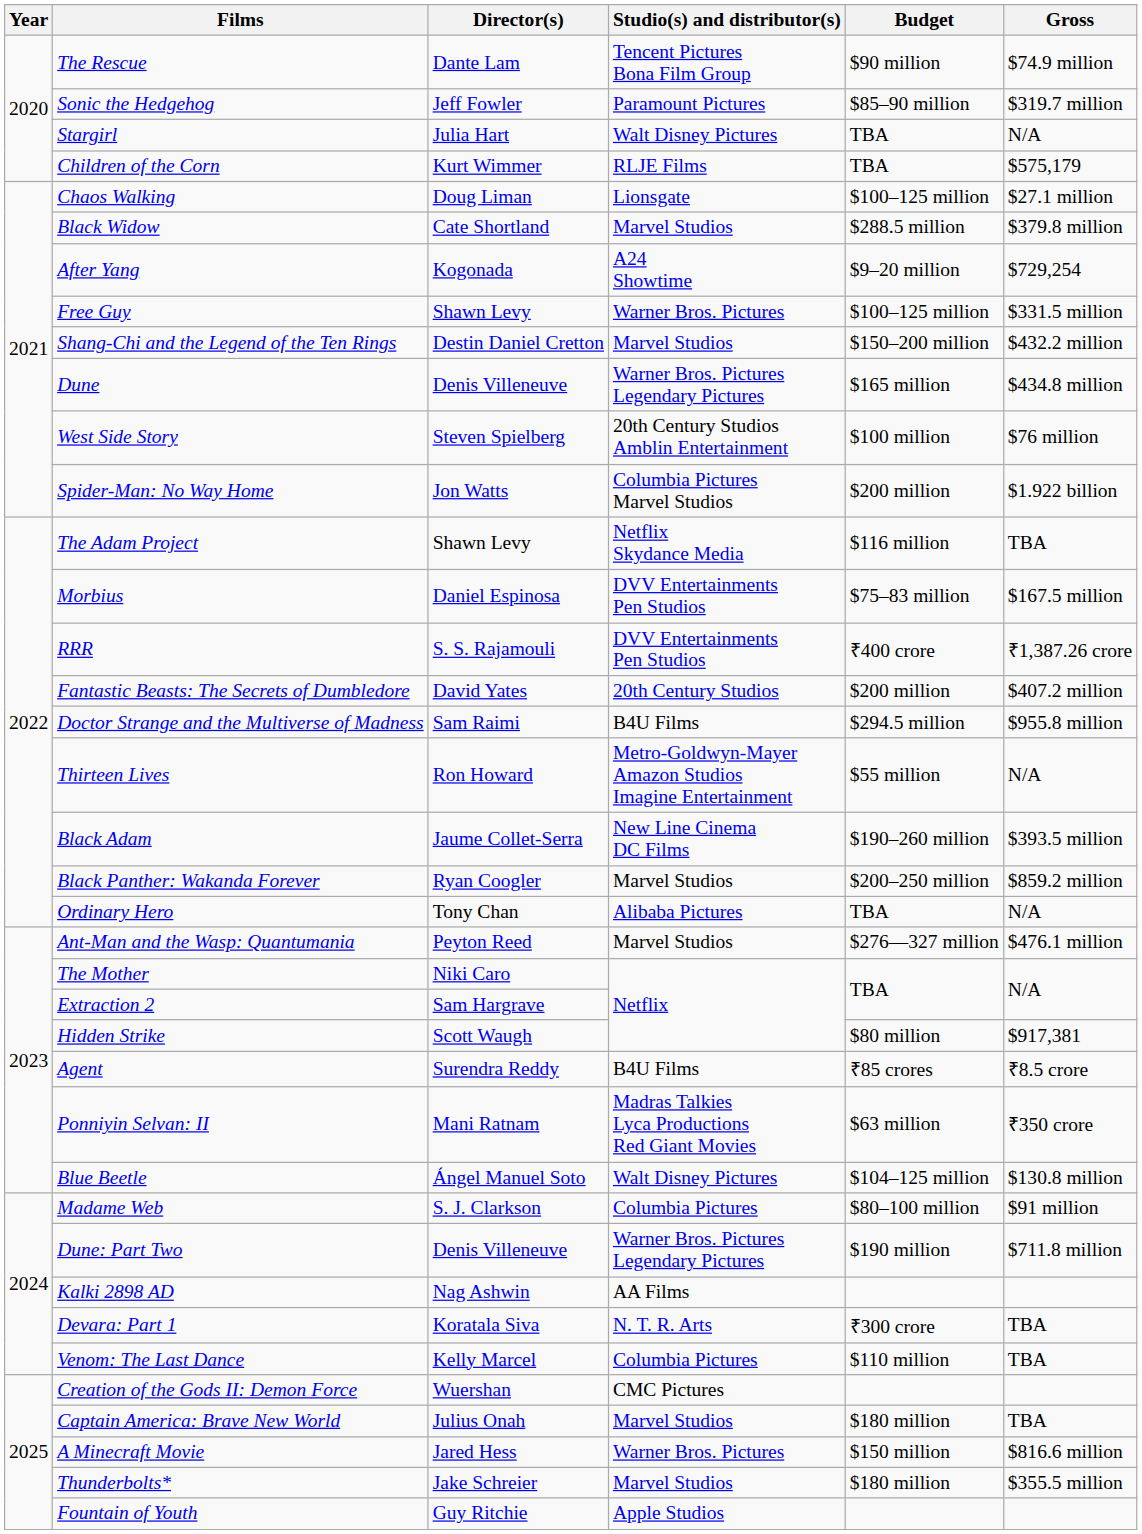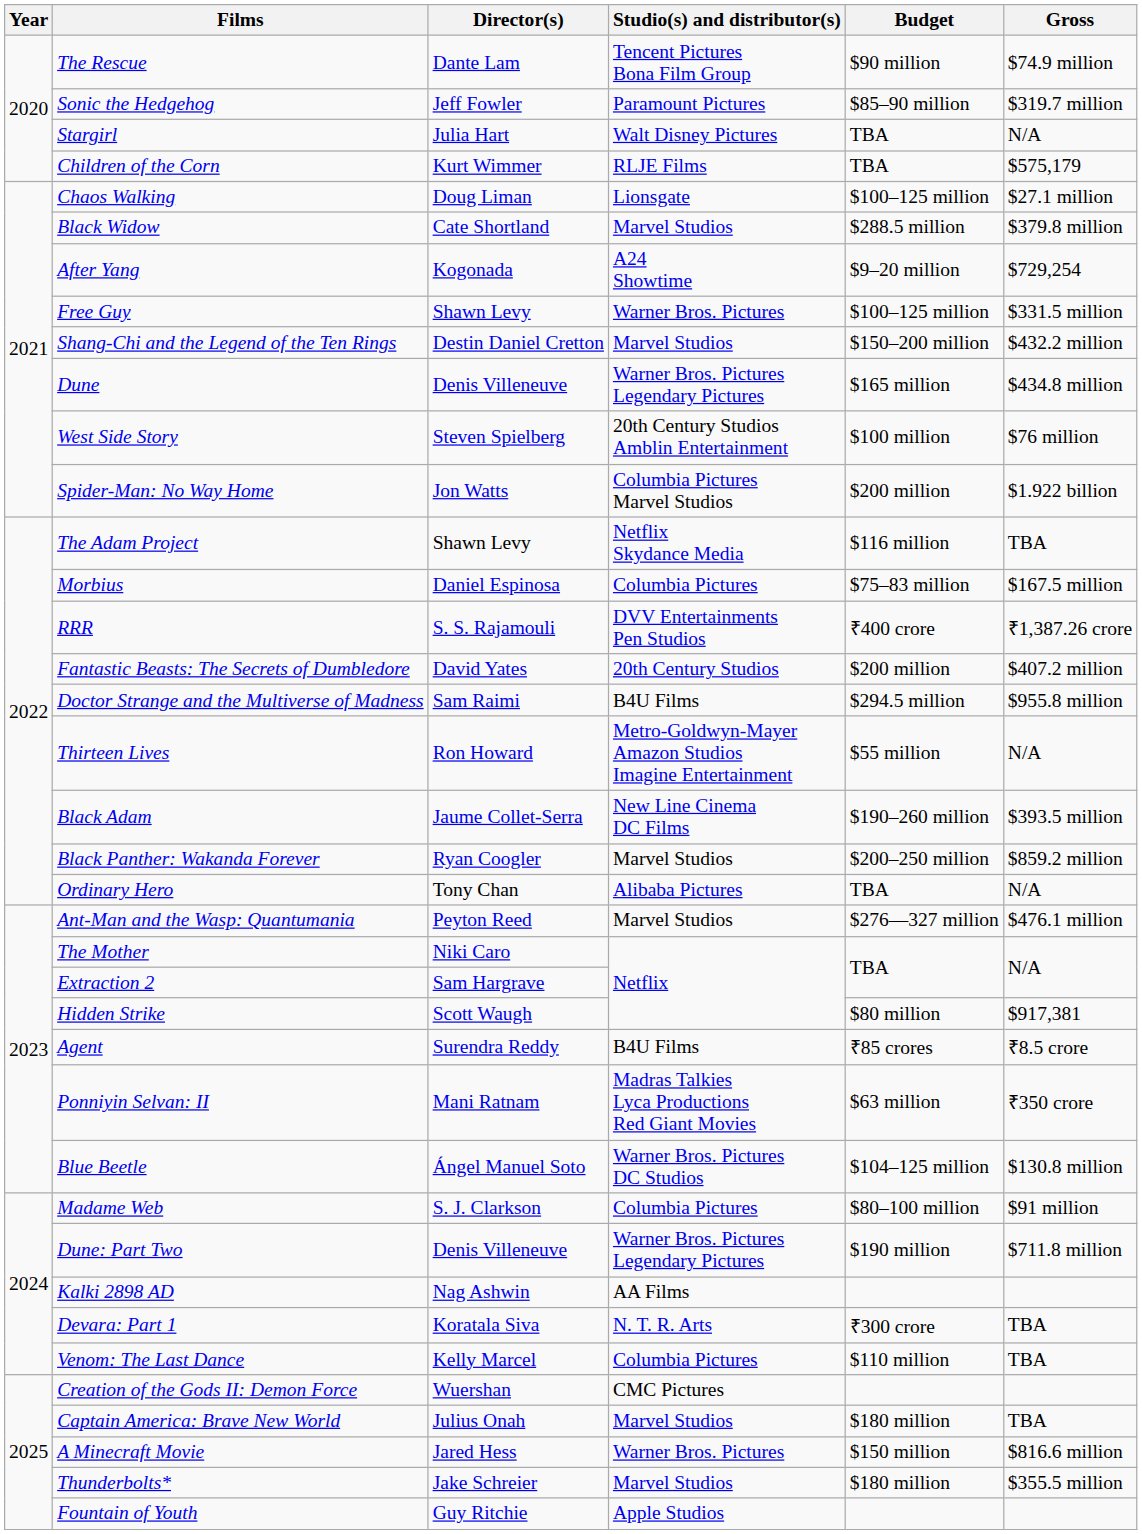(695, 596) DVV Entertainments Pen Studios -> (685, 585) Columbia Pictures
(695, 1177) Walt Disney Pictures -> (699, 1166) Warner Bros. Pictures DC Studios
